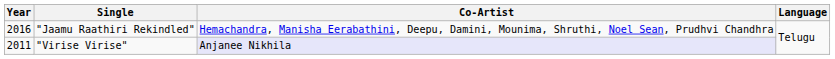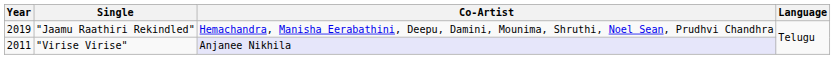(19, 29) 2016 -> (19, 29) 2019
